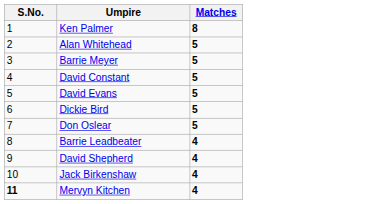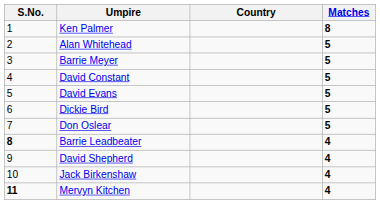+ column: (256, 12)
(10, 142) normal -> (10, 142) bold
